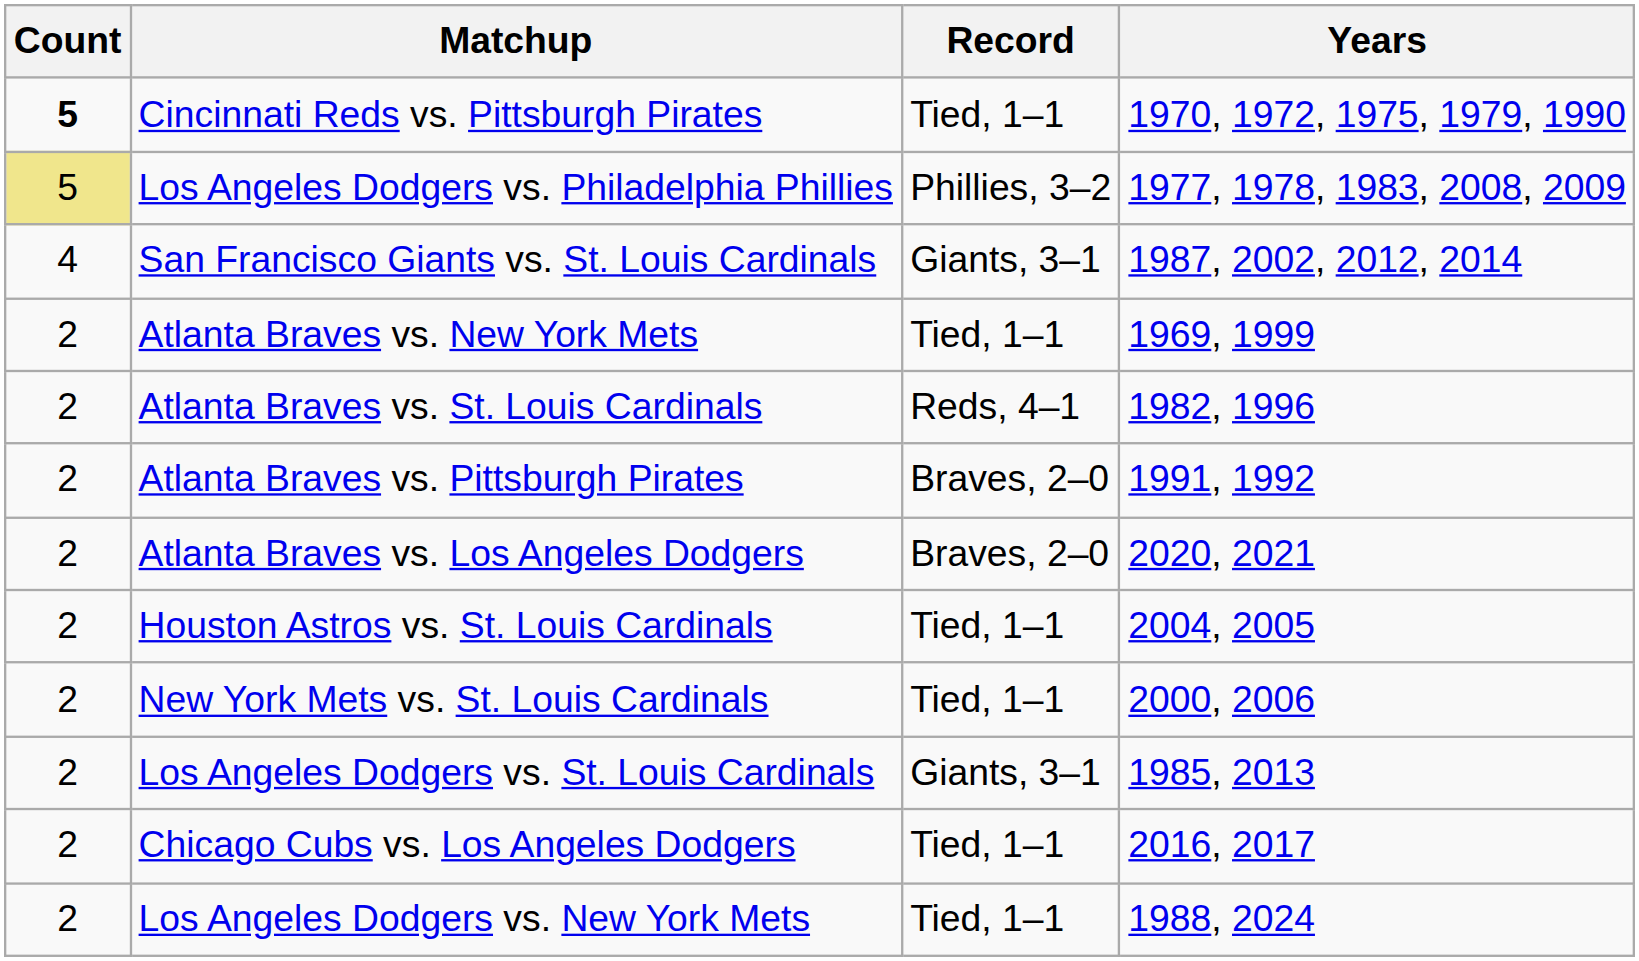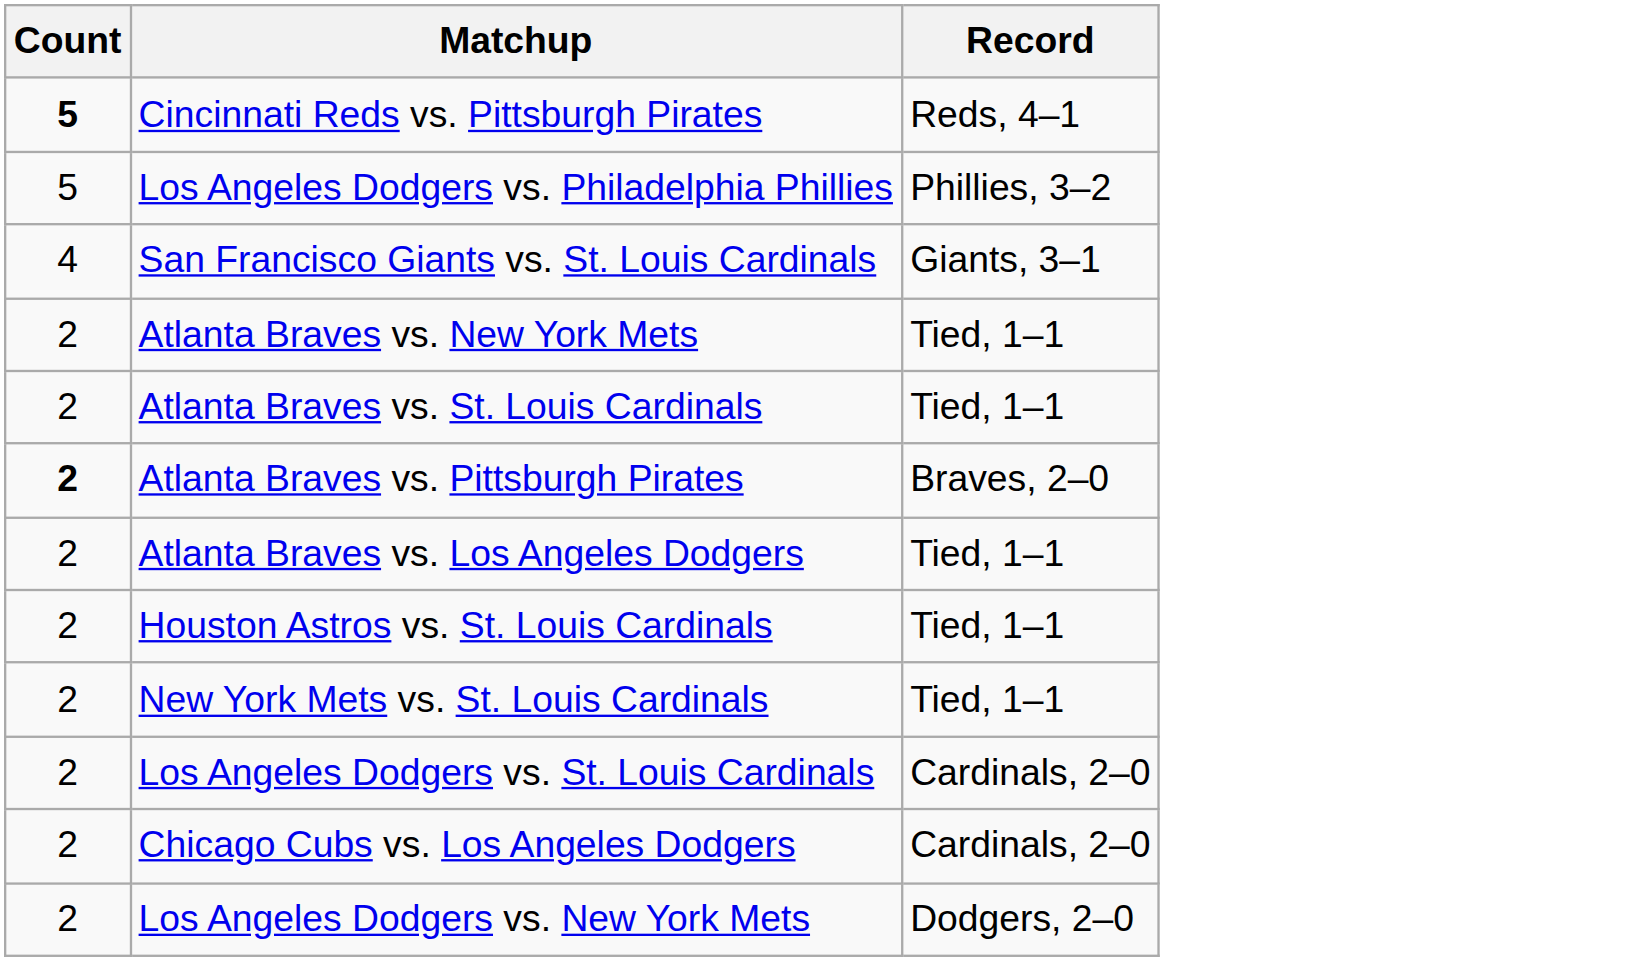- column: (1377, 41)
(987, 114) Tied, 1–1 -> (995, 114) Reds, 4–1
(68, 187) khaki background -> (68, 187) no background
(995, 406) Reds, 4–1 -> (987, 406) Tied, 1–1
(68, 479) normal -> (68, 479) bold
(1010, 552) Braves, 2–0 -> (987, 552) Tied, 1–1
(1005, 772) Giants, 3–1 -> (1030, 772) Cardinals, 2–0
(987, 845) Tied, 1–1 -> (1030, 845) Cardinals, 2–0
(987, 918) Tied, 1–1 -> (1022, 918) Dodgers, 2–0
